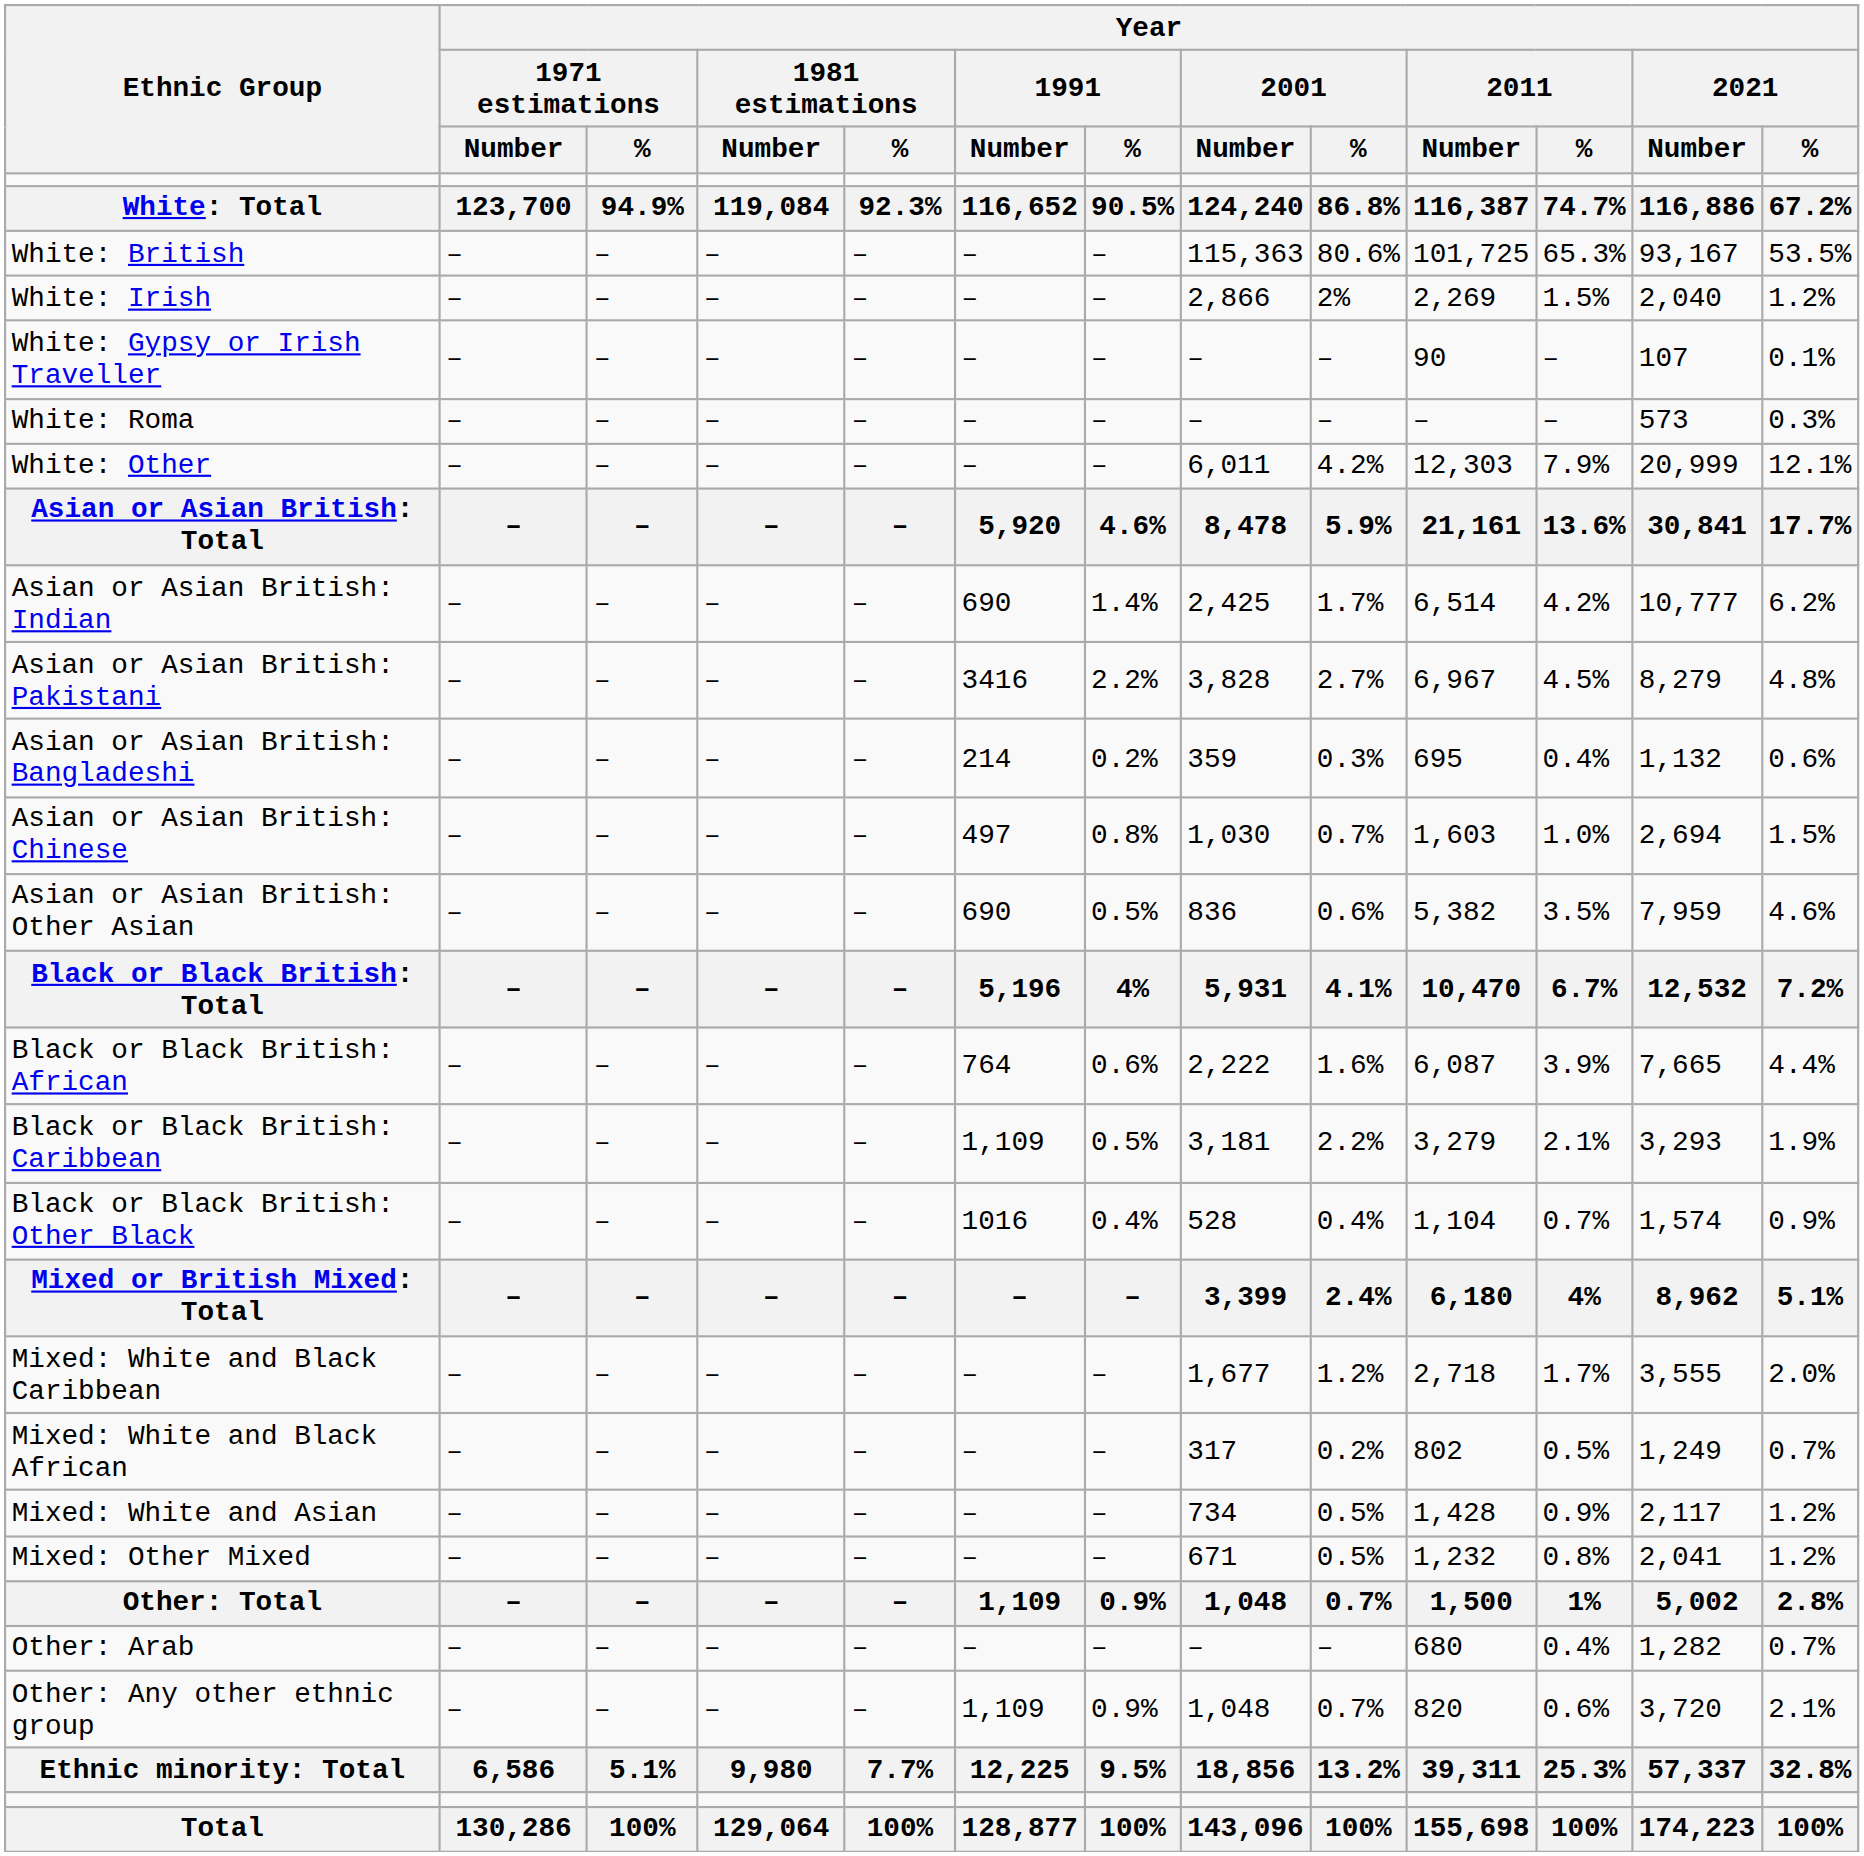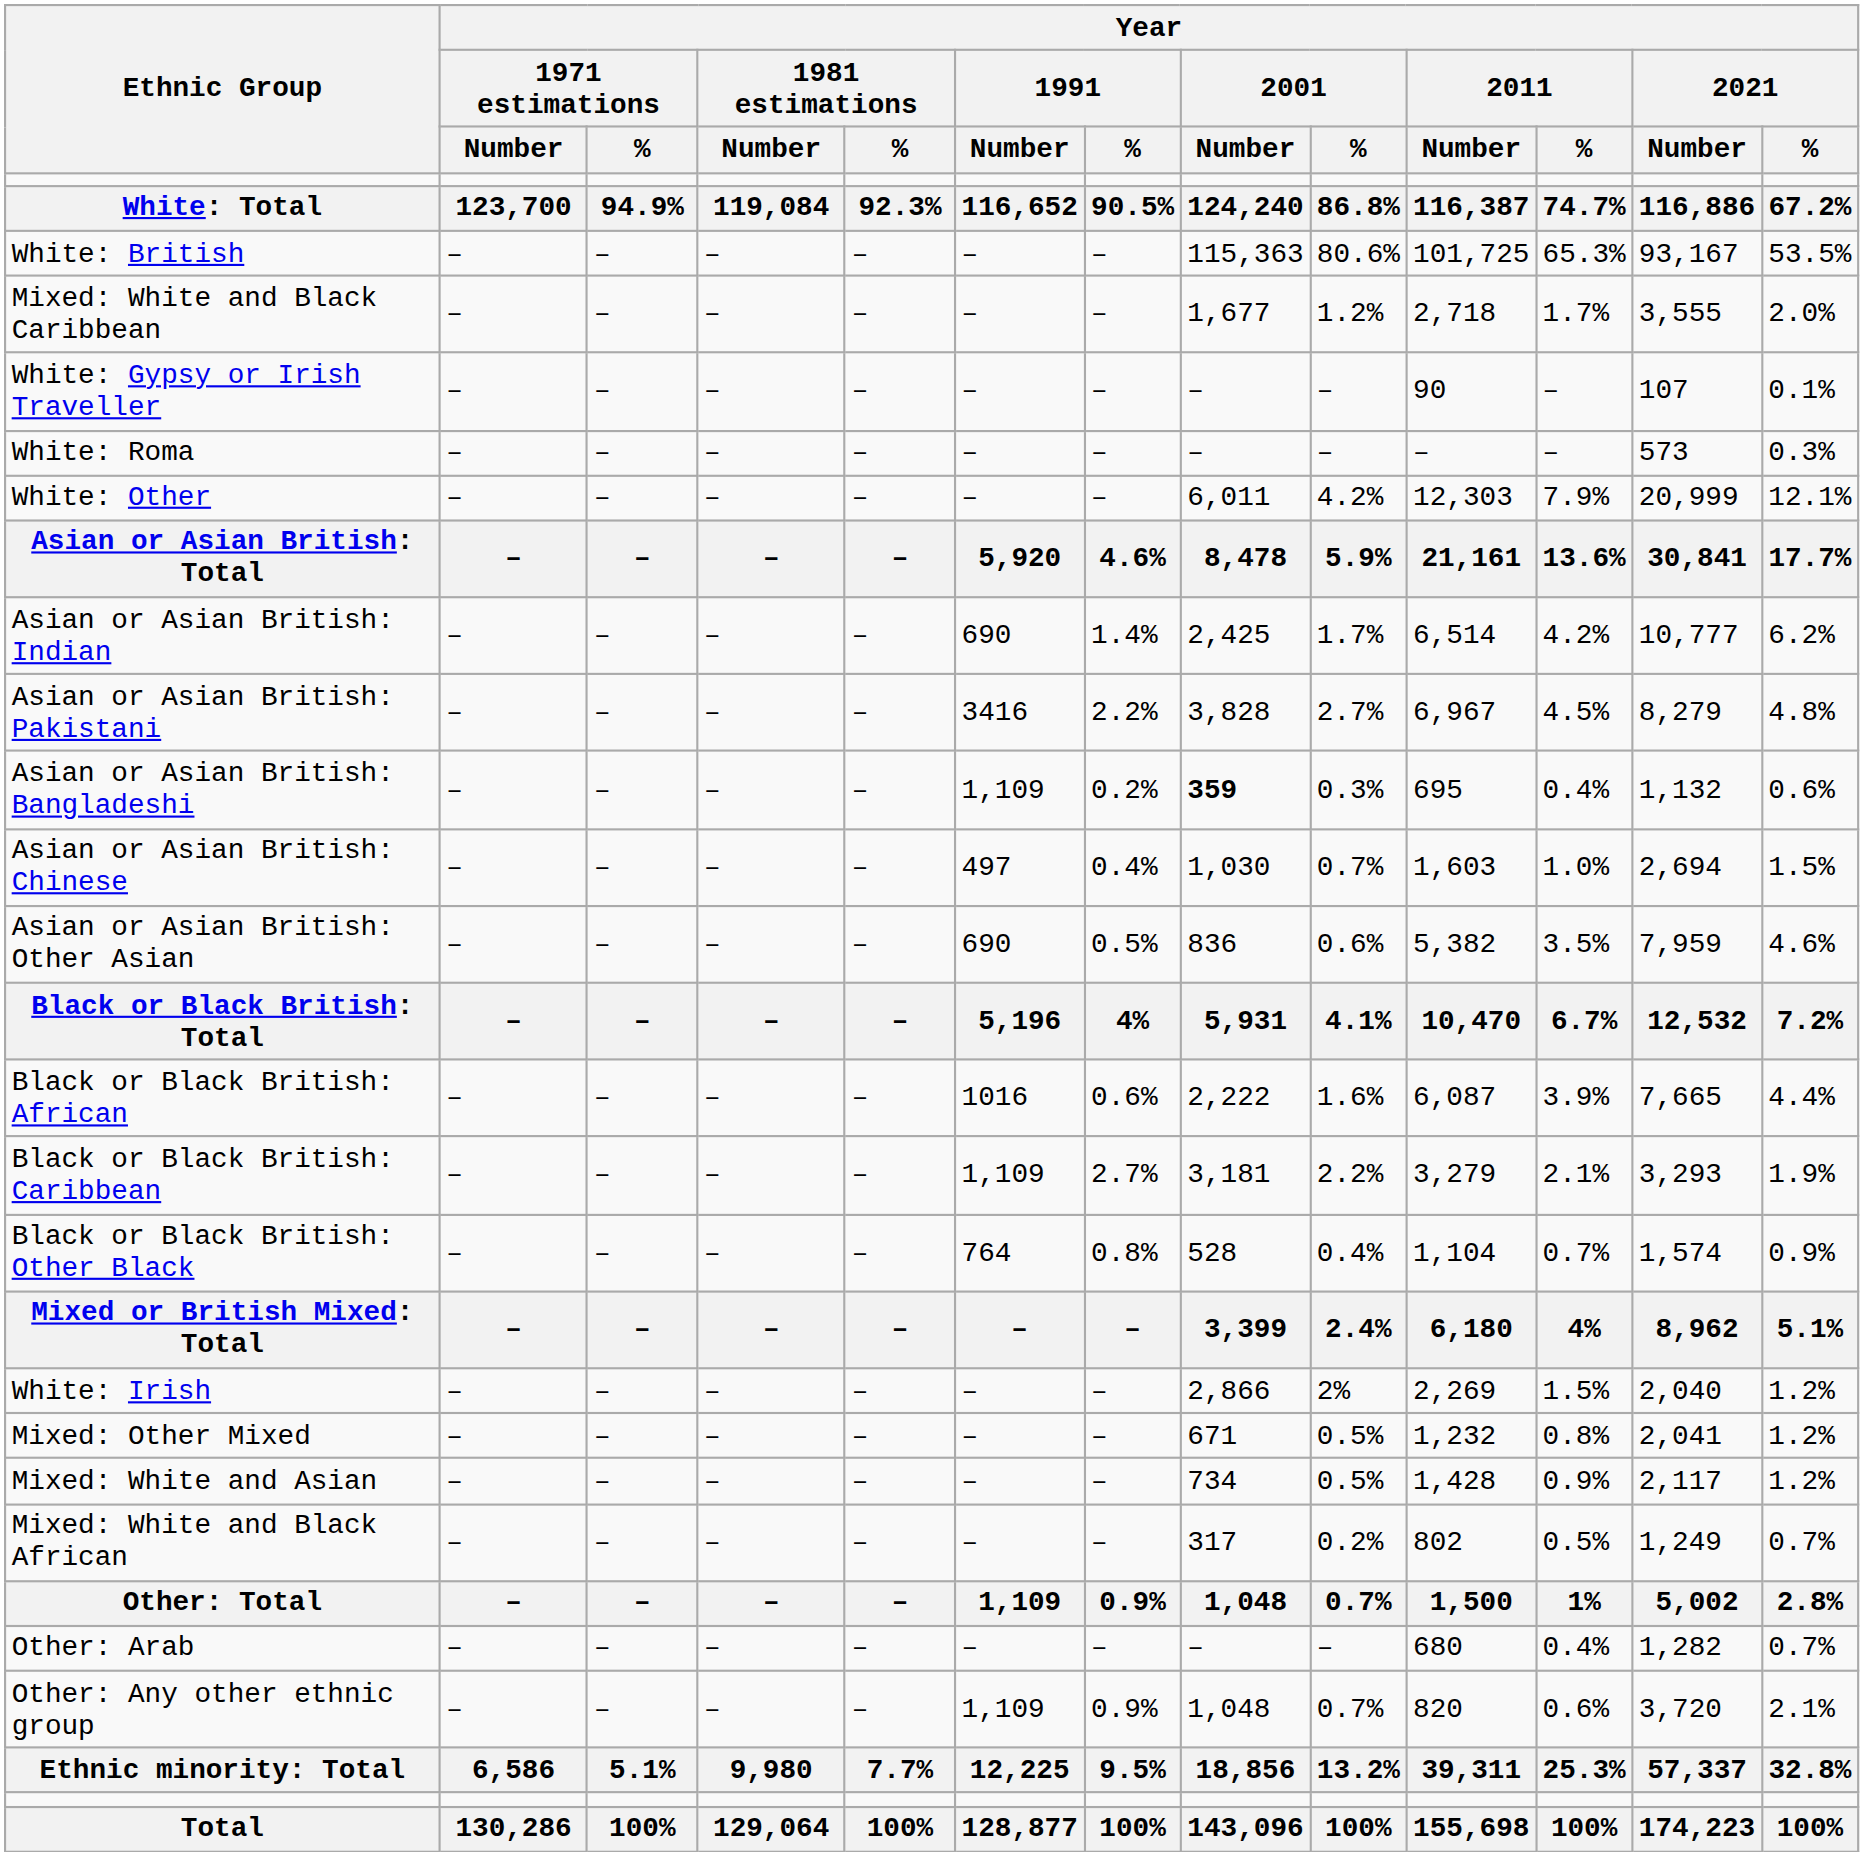rows swapped: (111, 298) <-> (194, 1375)
(986, 758) 214 -> (1003, 790) 1,109
(1212, 758) normal -> (1212, 790) bold
(1124, 835) 0.8% -> (1124, 867) 0.4%
(986, 1066) 764 -> (995, 1098) 1016
(1124, 1143) 0.5% -> (1124, 1175) 2.7%
(995, 1221) 1016 -> (986, 1253) 764
(1124, 1221) 0.4% -> (1124, 1253) 0.8%
rows swapped: (194, 1452) <-> (161, 1558)
